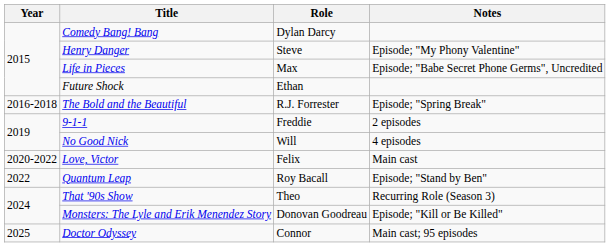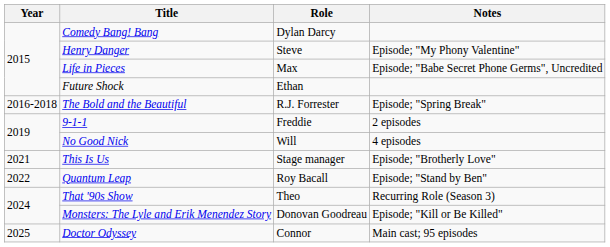- row: (90, 159)
+ row: (86, 159)
